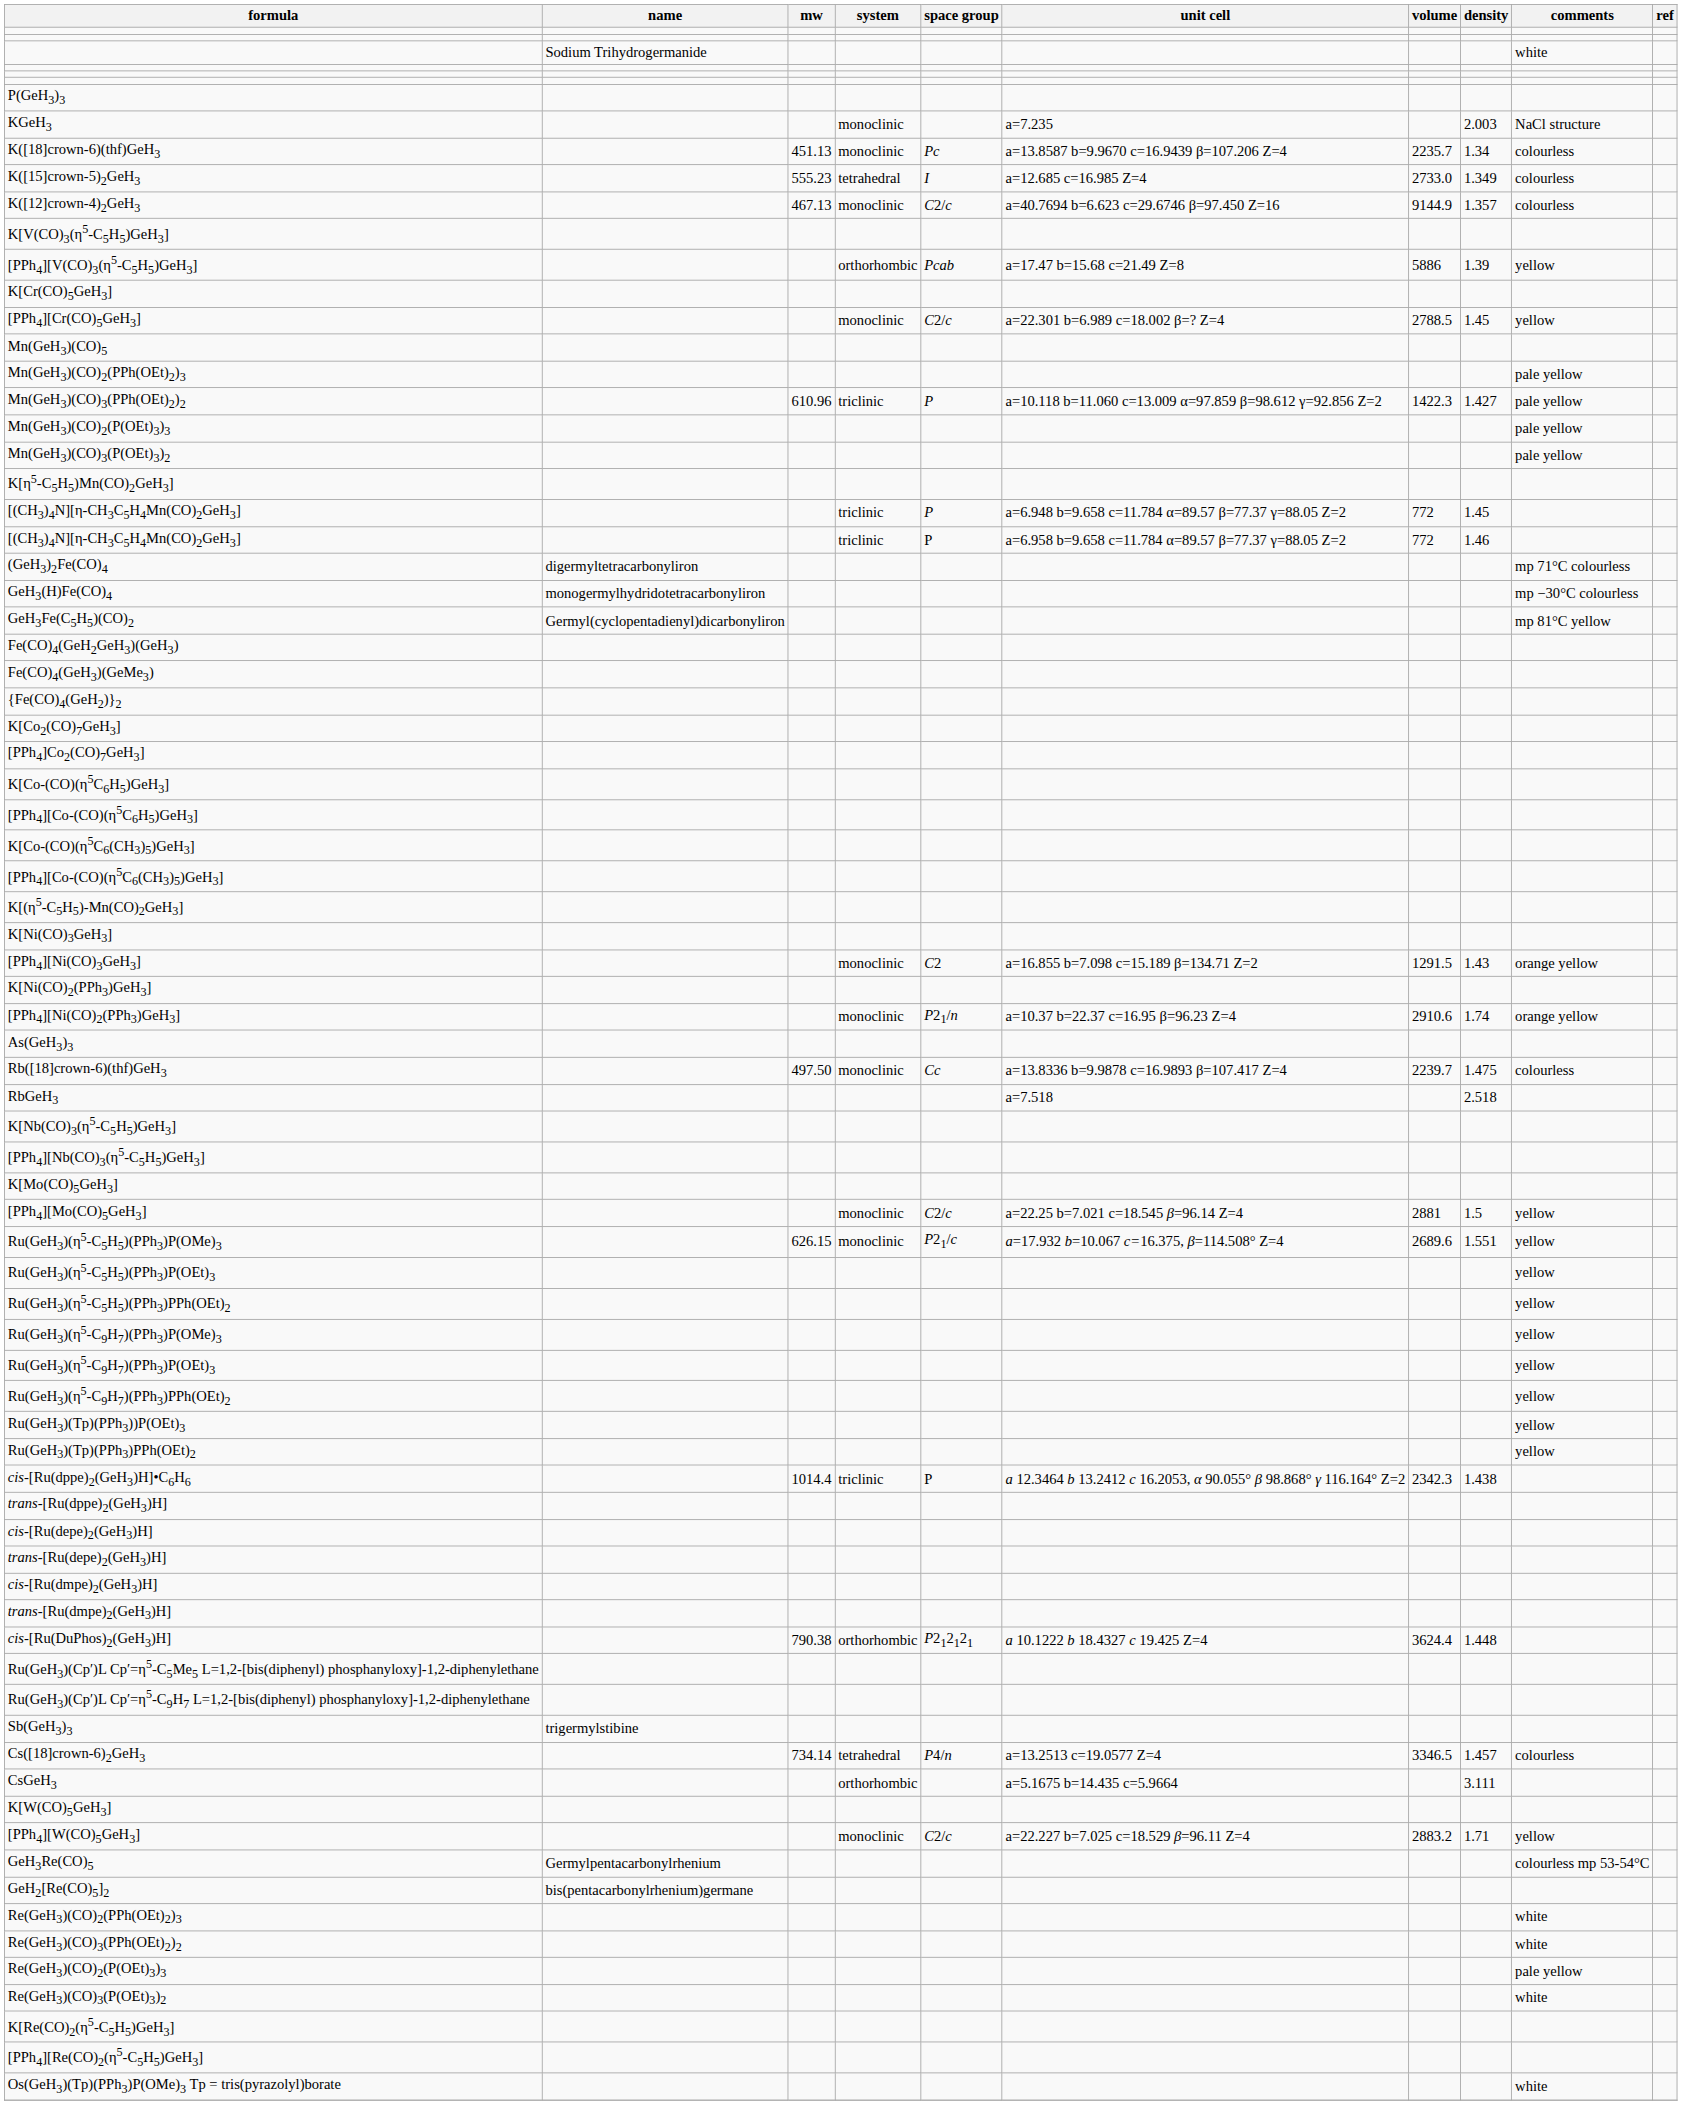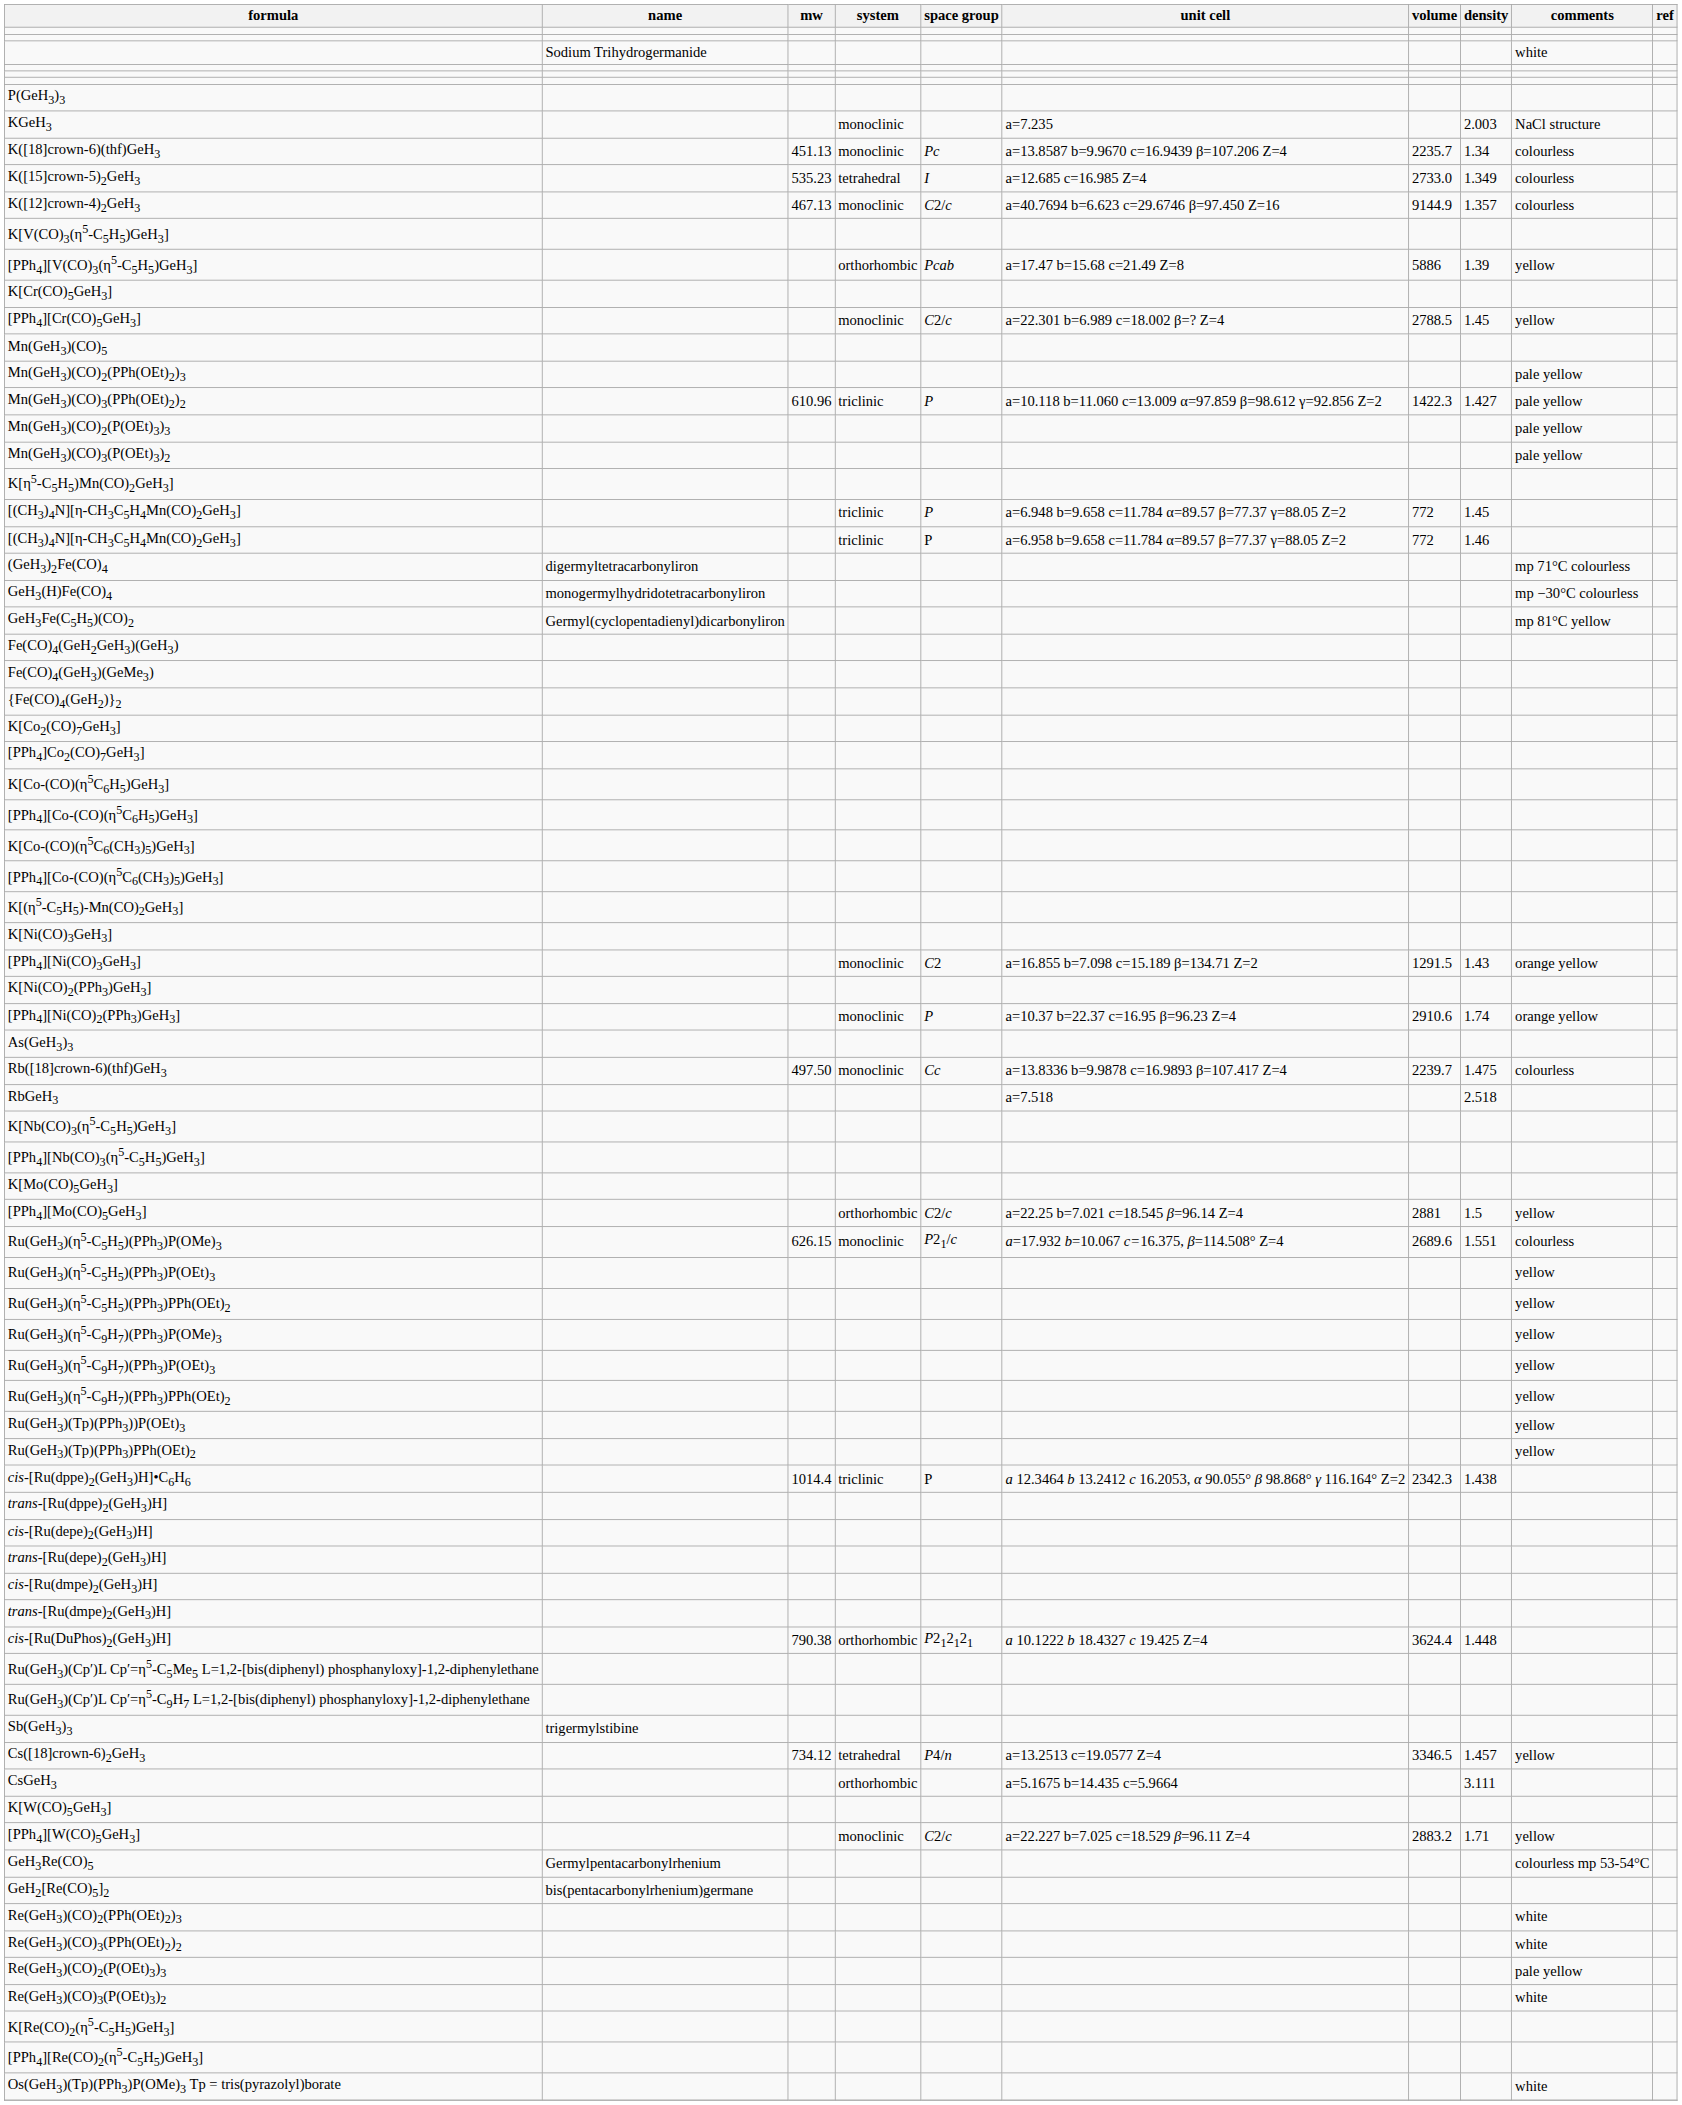(812, 178) 555.23 -> (812, 178) 535.23
(941, 1016) P21/n -> (929, 1016) P
(871, 1213) monoclinic -> (878, 1213) orthorhombic
(1535, 1242) yellow -> (1545, 1242) colourless
(812, 1755) 734.14 -> (812, 1755) 734.12
(1545, 1755) colourless -> (1535, 1755) yellow
